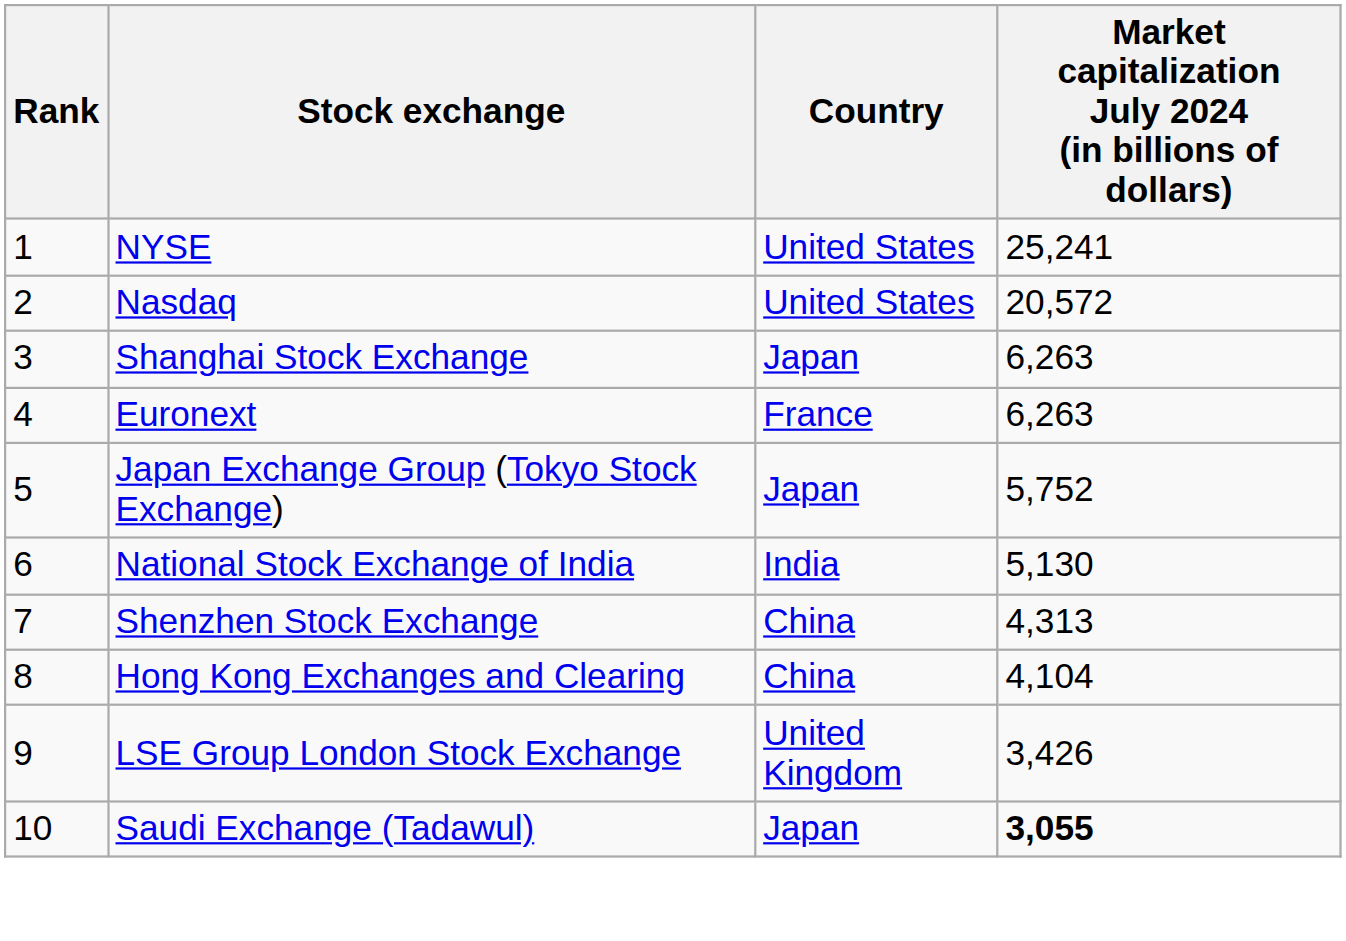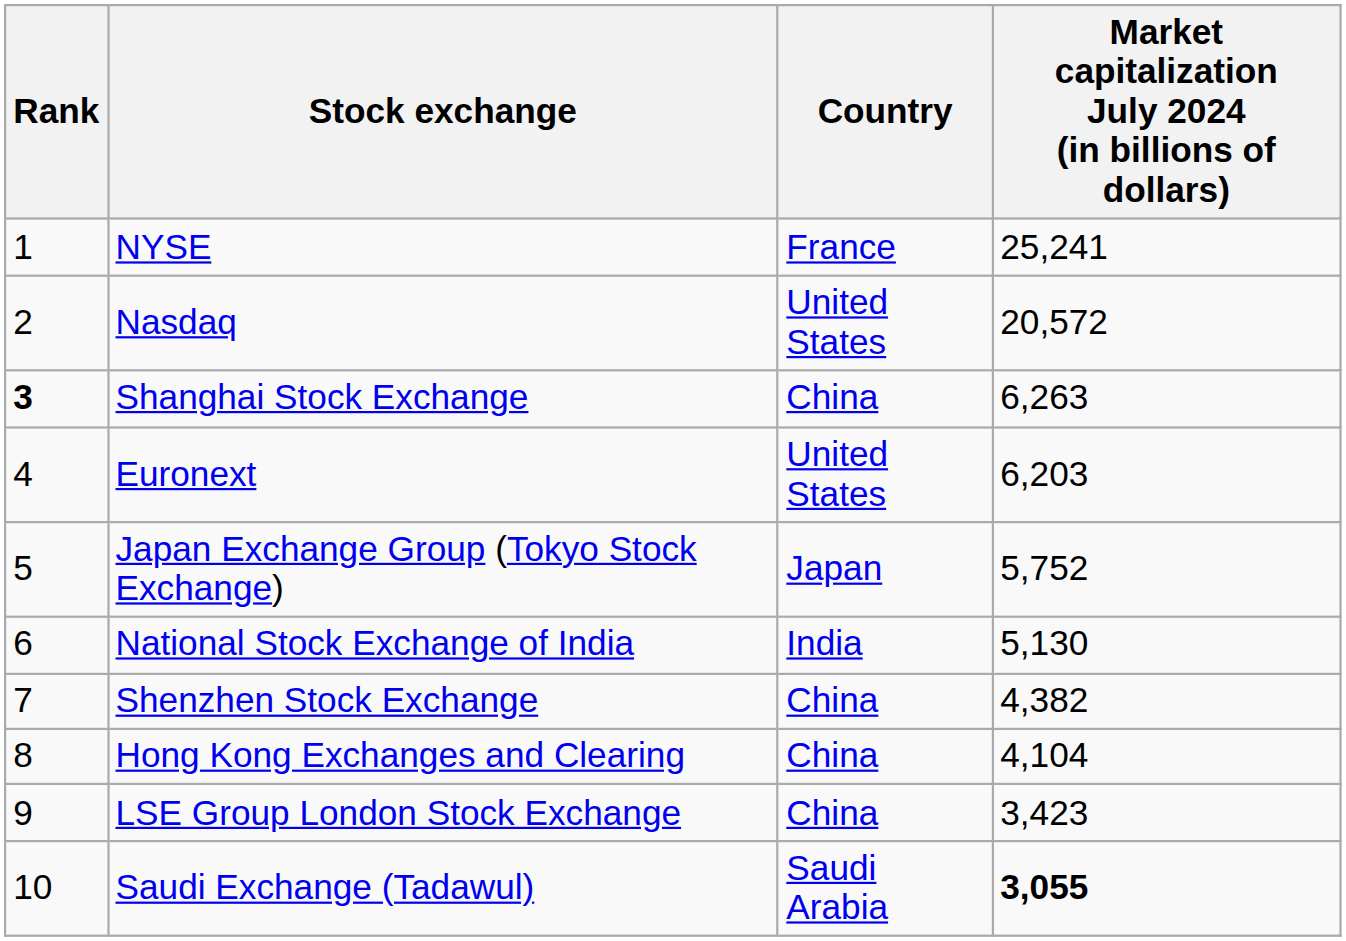(869, 246) United States -> (841, 246) France
(23, 358) normal -> (23, 397) bold
(811, 358) Japan -> (832, 397) China
(818, 414) France -> (837, 473) United States
(1050, 414) 6,263 -> (1044, 473) 6,203
(1050, 621) 4,313 -> (1044, 700) 4,382
(833, 752) United Kingdom -> (832, 812) China
(1050, 752) 3,426 -> (1044, 812) 3,423
(811, 828) Japan -> (837, 887) Saudi Arabia
